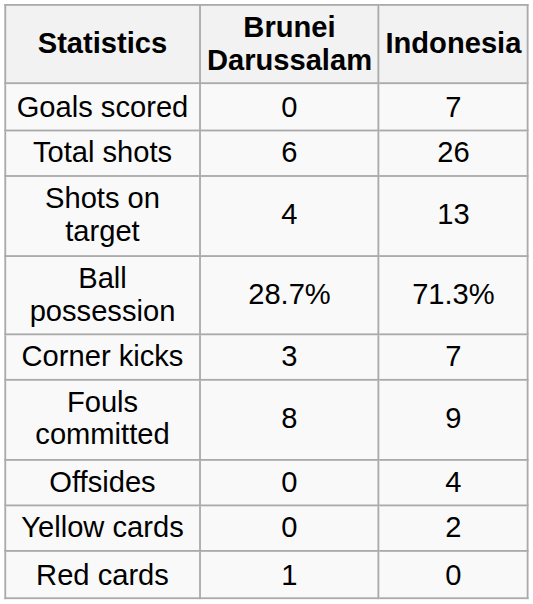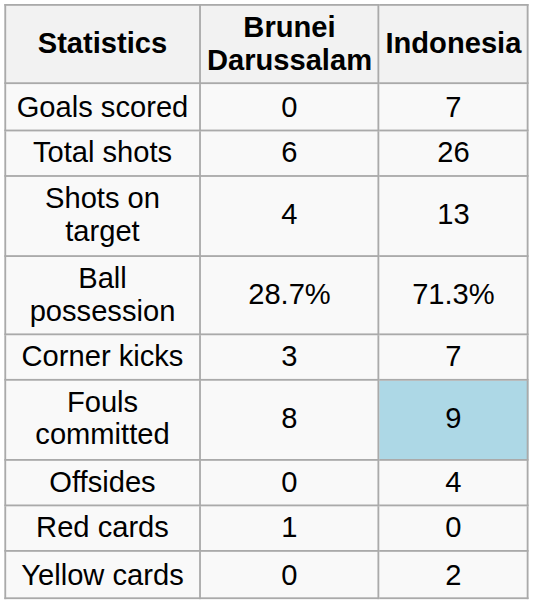(453, 419) no background -> (453, 419) lightblue background
rows swapped: (102, 528) <-> (102, 574)
